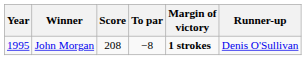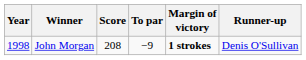(18, 45) 1995 -> (18, 45) 1998
(147, 45) −8 -> (147, 45) −9
